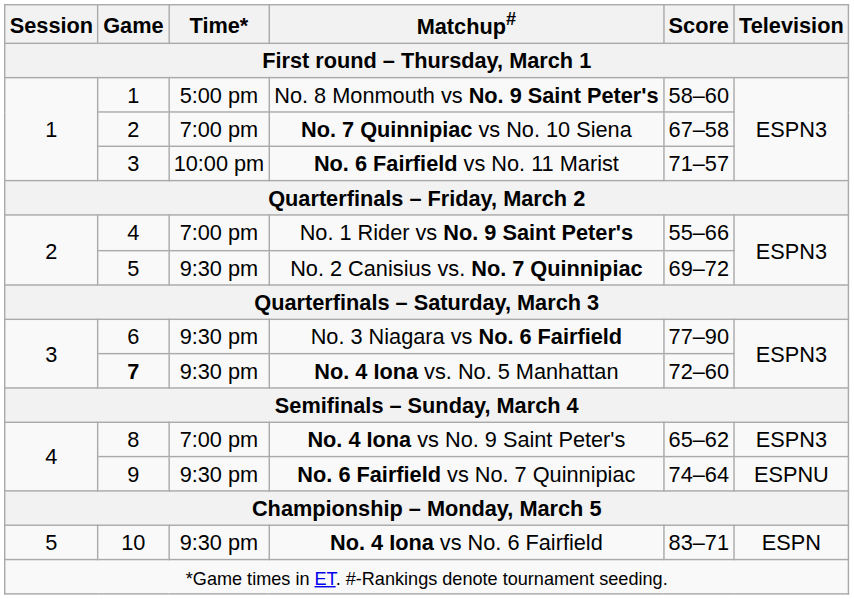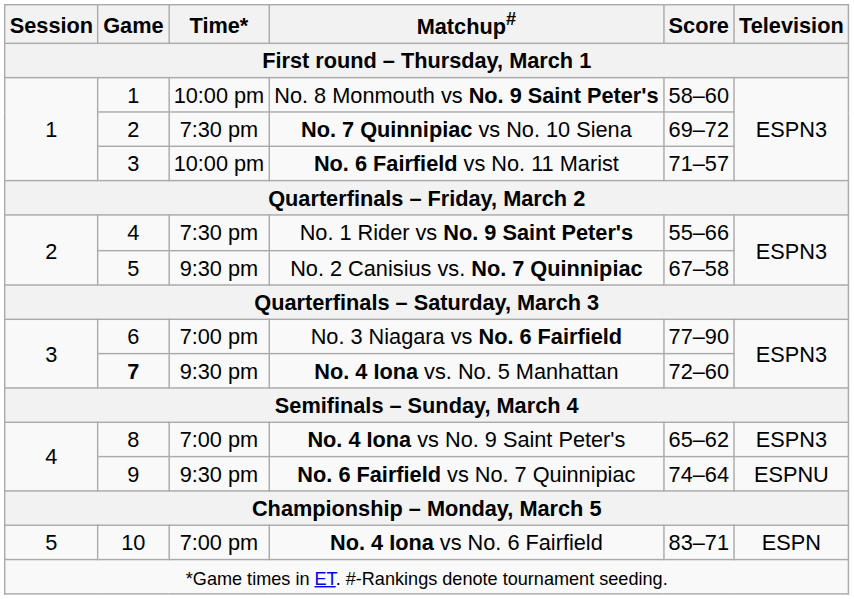(219, 95) 5:00 pm -> (219, 95) 10:00 pm
(219, 130) 7:00 pm -> (219, 130) 7:30 pm
(699, 130) 67–58 -> (699, 130) 69–72
(219, 233) 7:00 pm -> (219, 233) 7:30 pm
(699, 267) 69–72 -> (699, 267) 67–58
(219, 336) 9:30 pm -> (219, 336) 7:00 pm
(219, 543) 9:30 pm -> (219, 543) 7:00 pm
